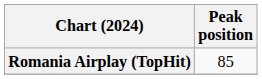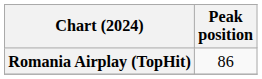(226, 61) 85 -> (226, 61) 86
